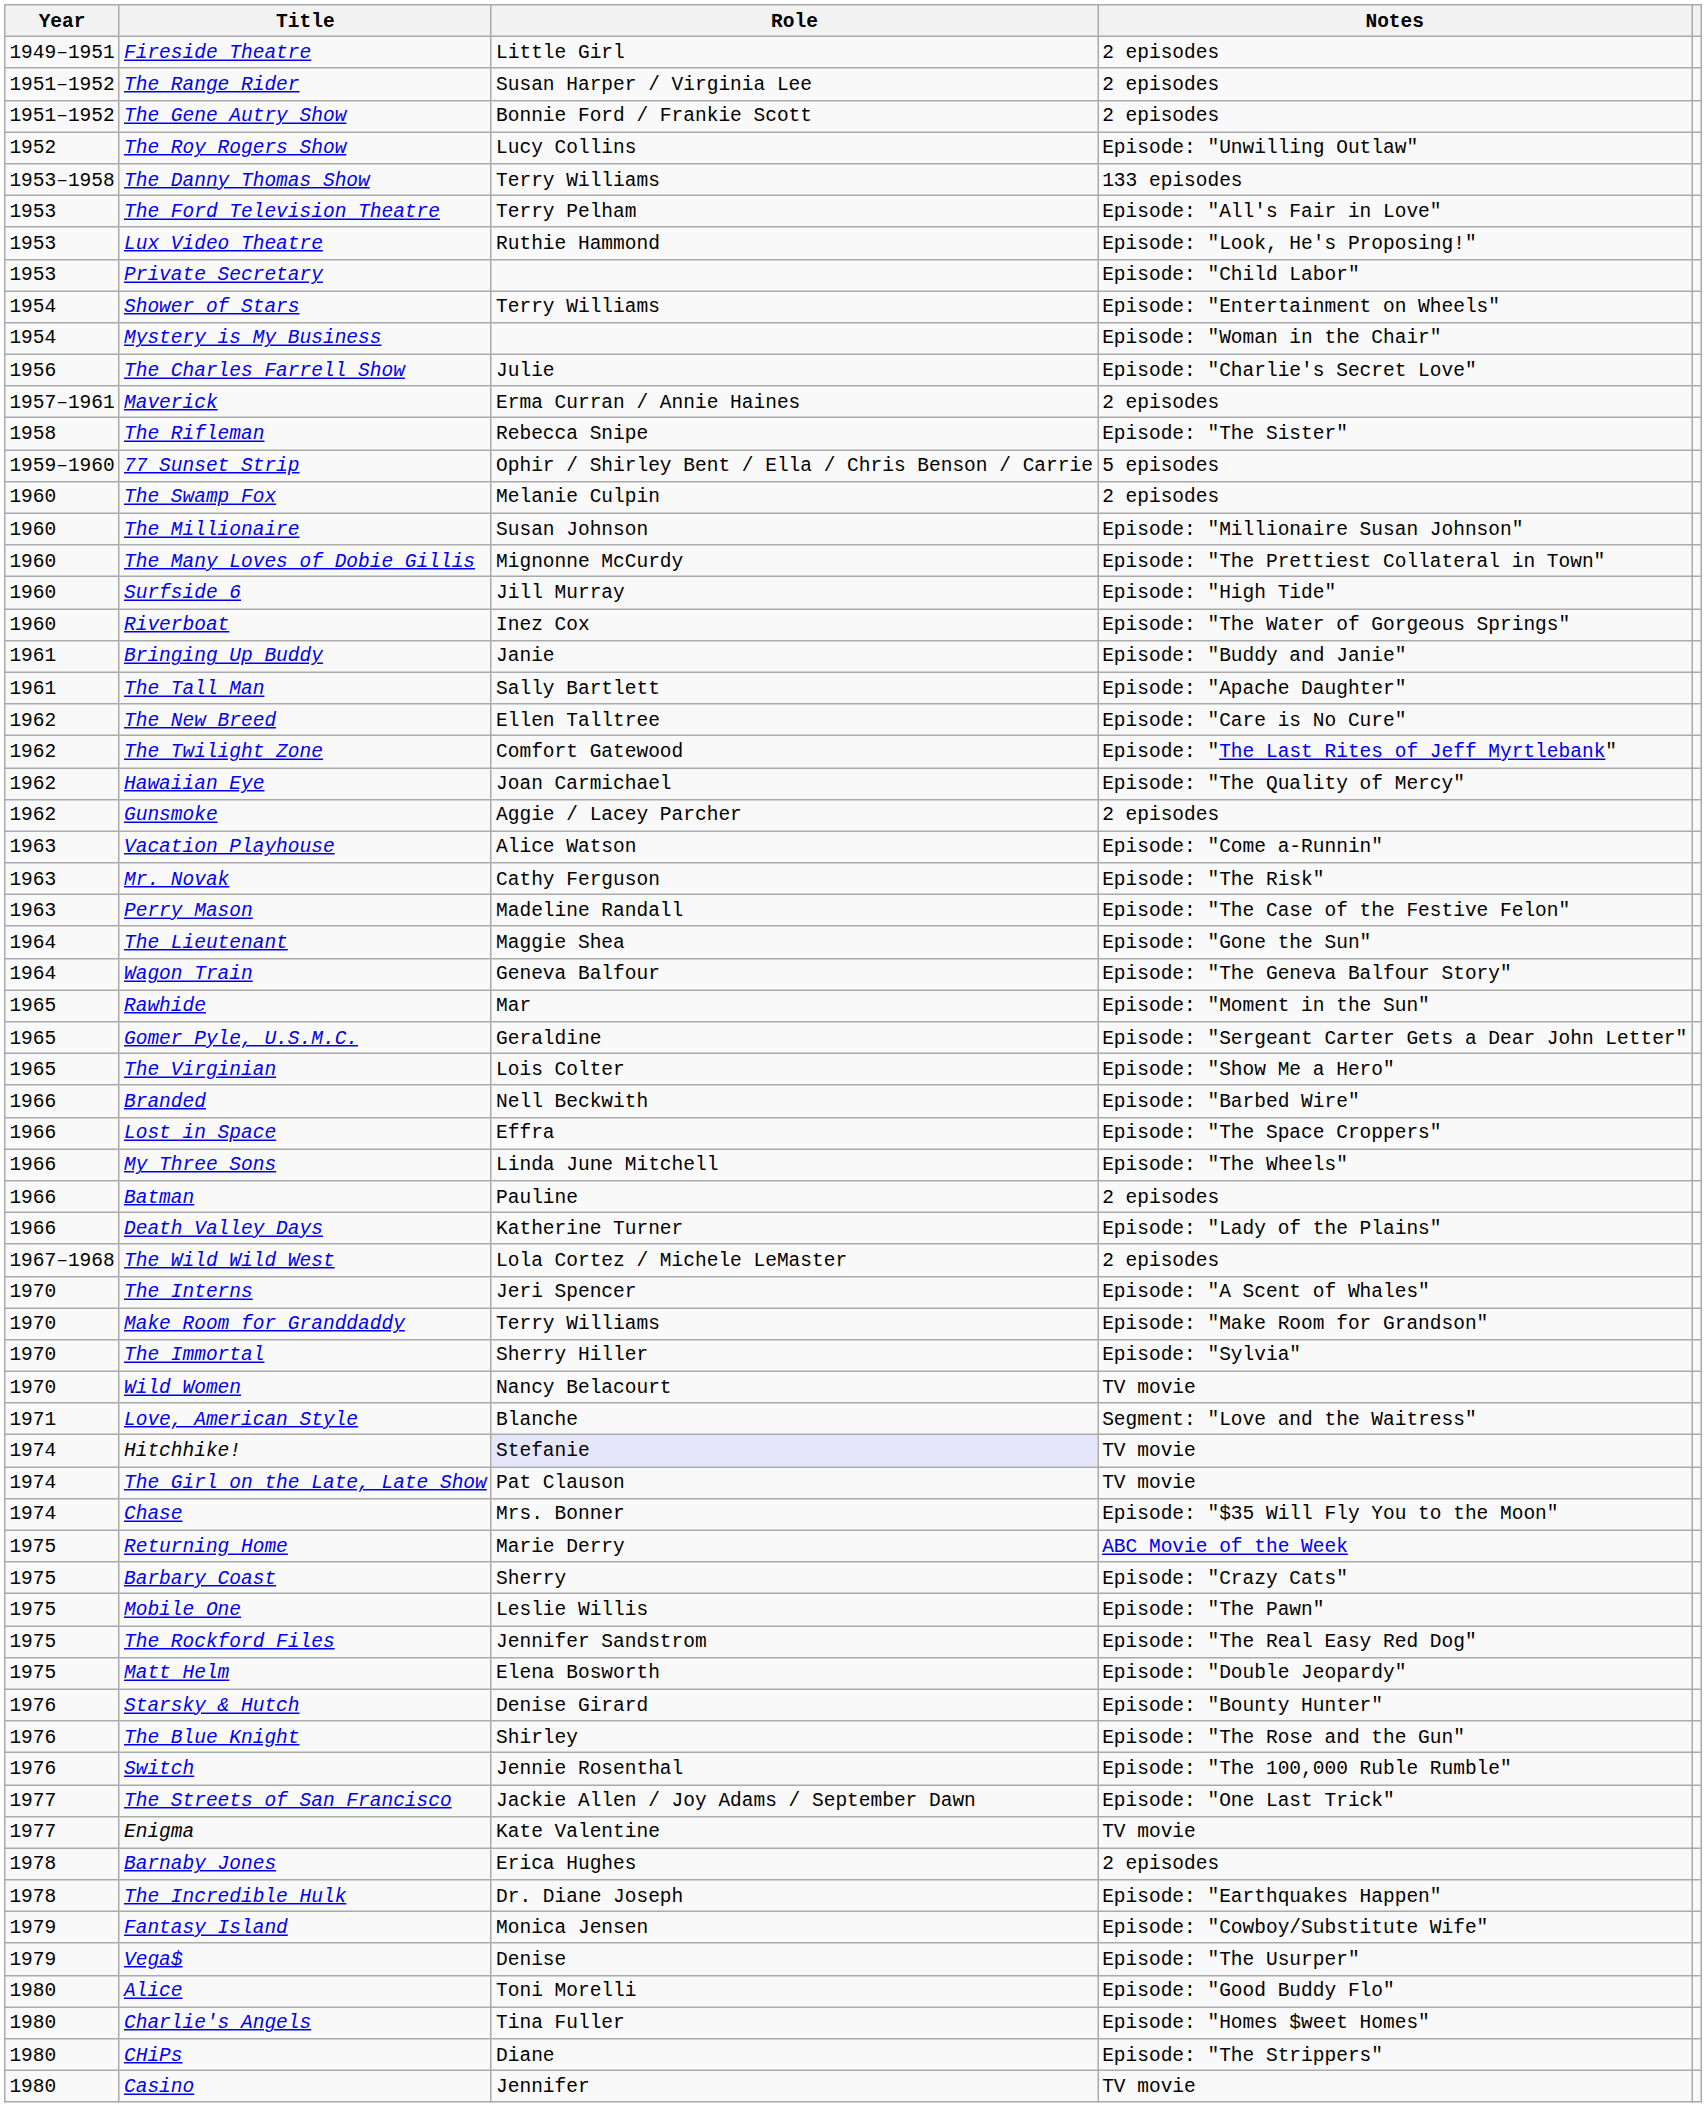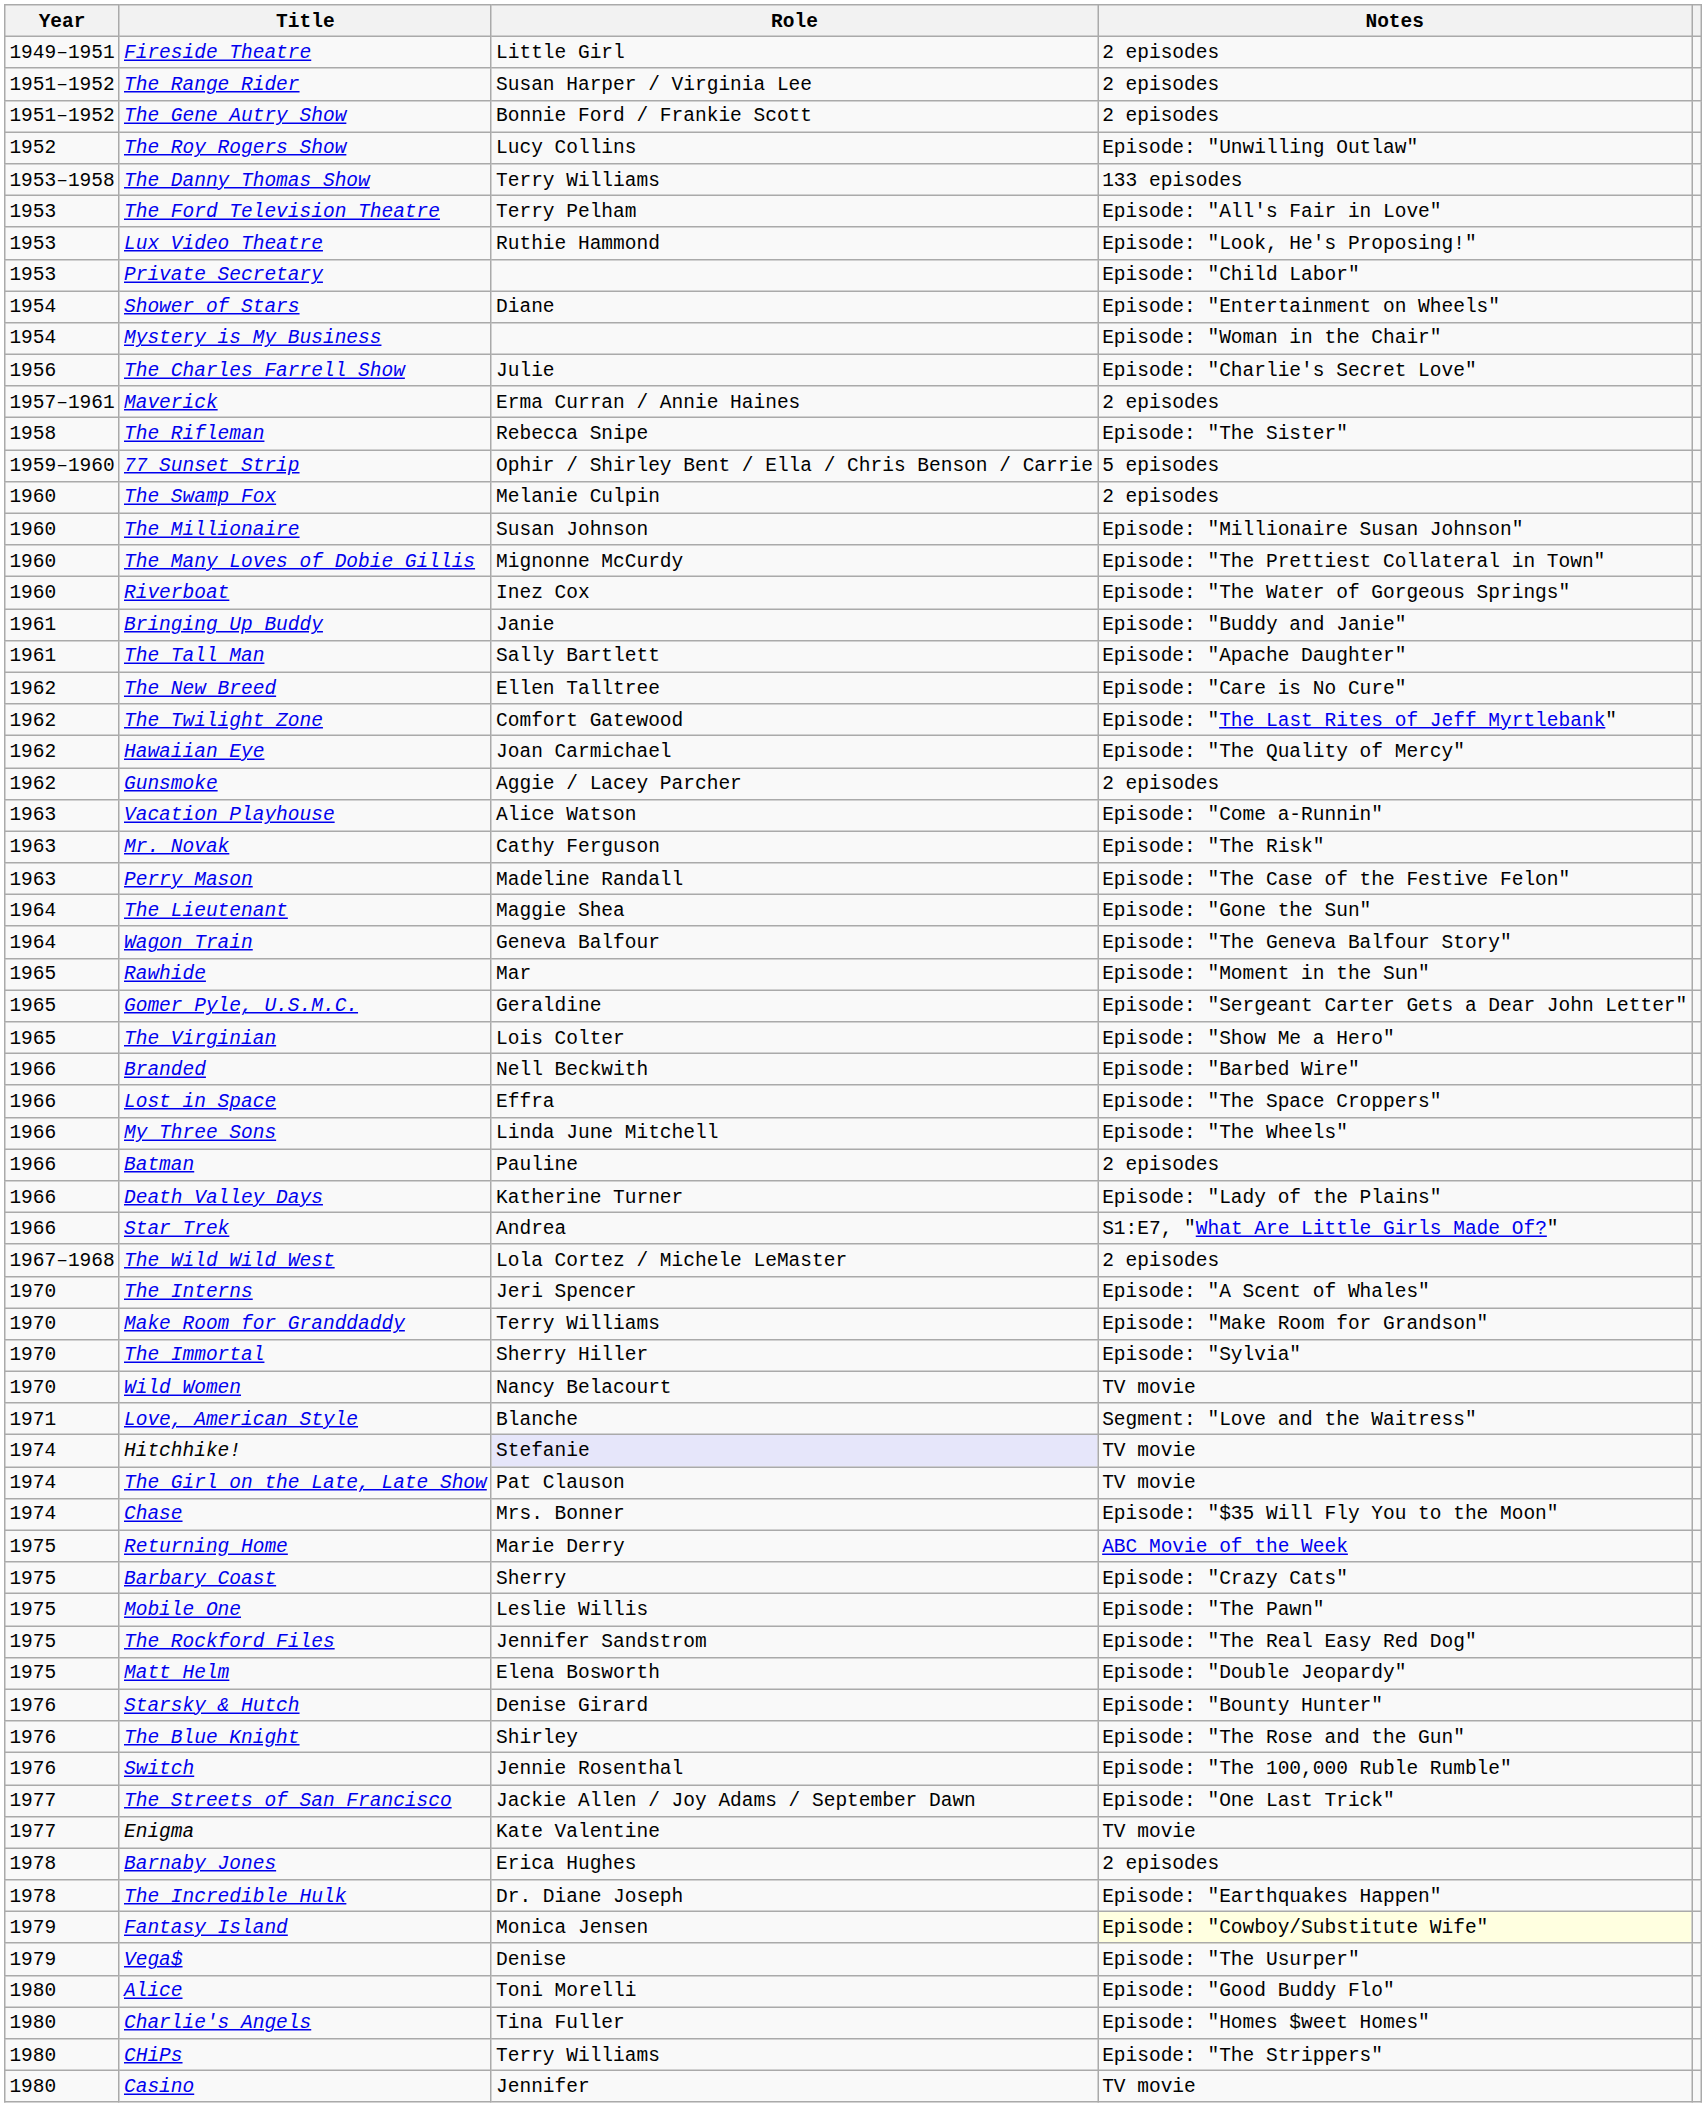(578, 307) Terry Williams -> (525, 307) Diane
- row: (183, 593)
+ row: (177, 1228)
(1295, 1928) no background -> (1295, 1928) lightyellow background
(525, 2055) Diane -> (578, 2055) Terry Williams
